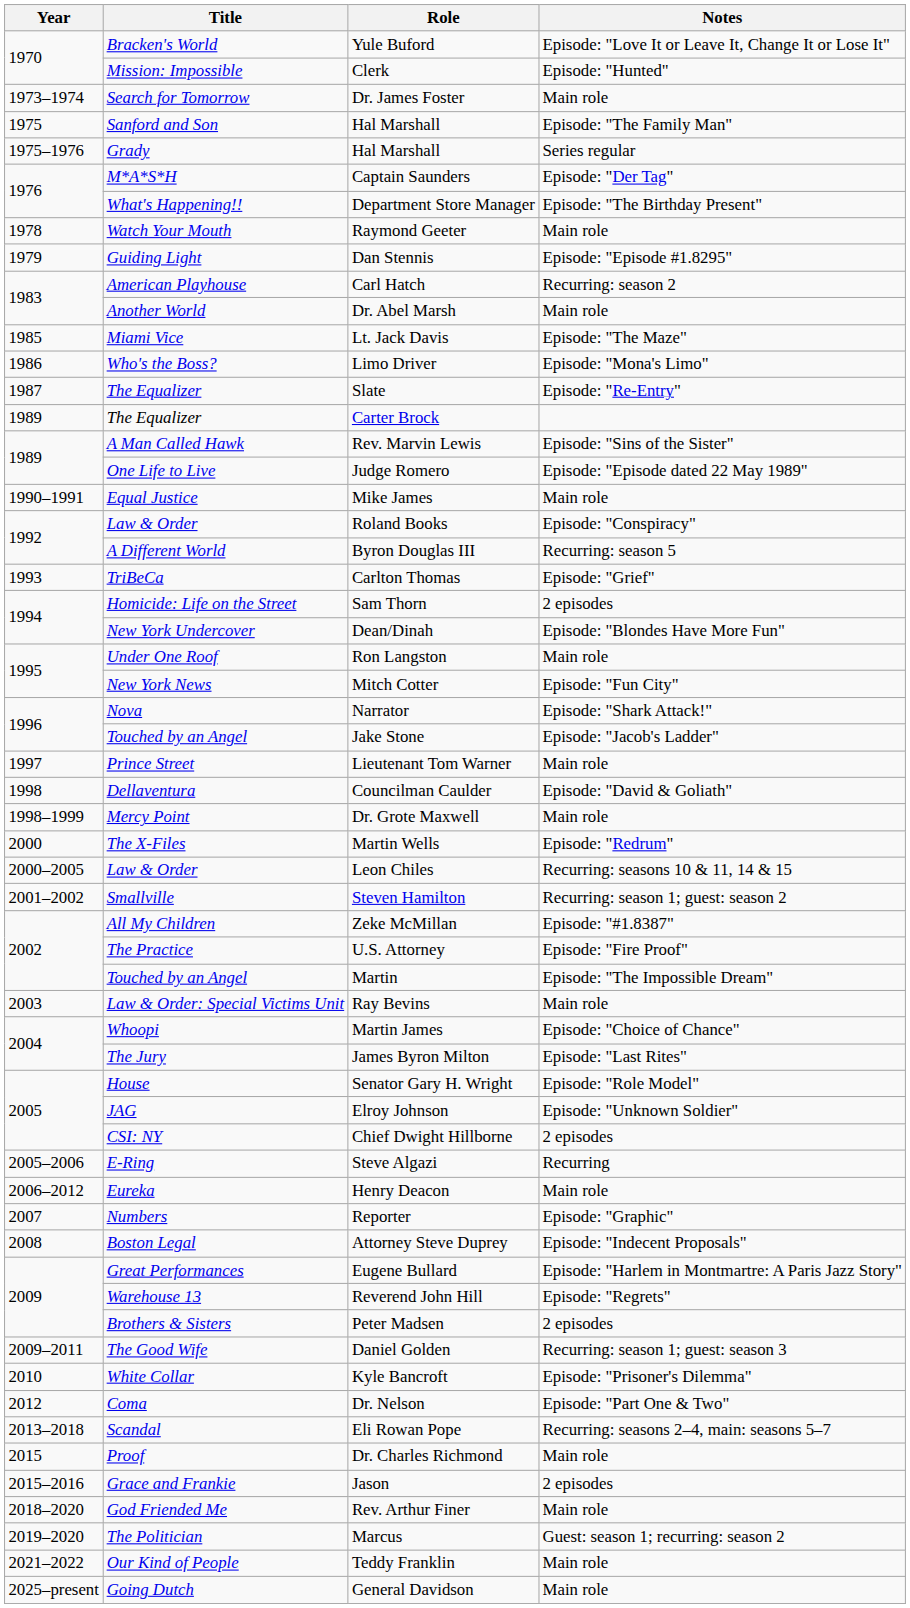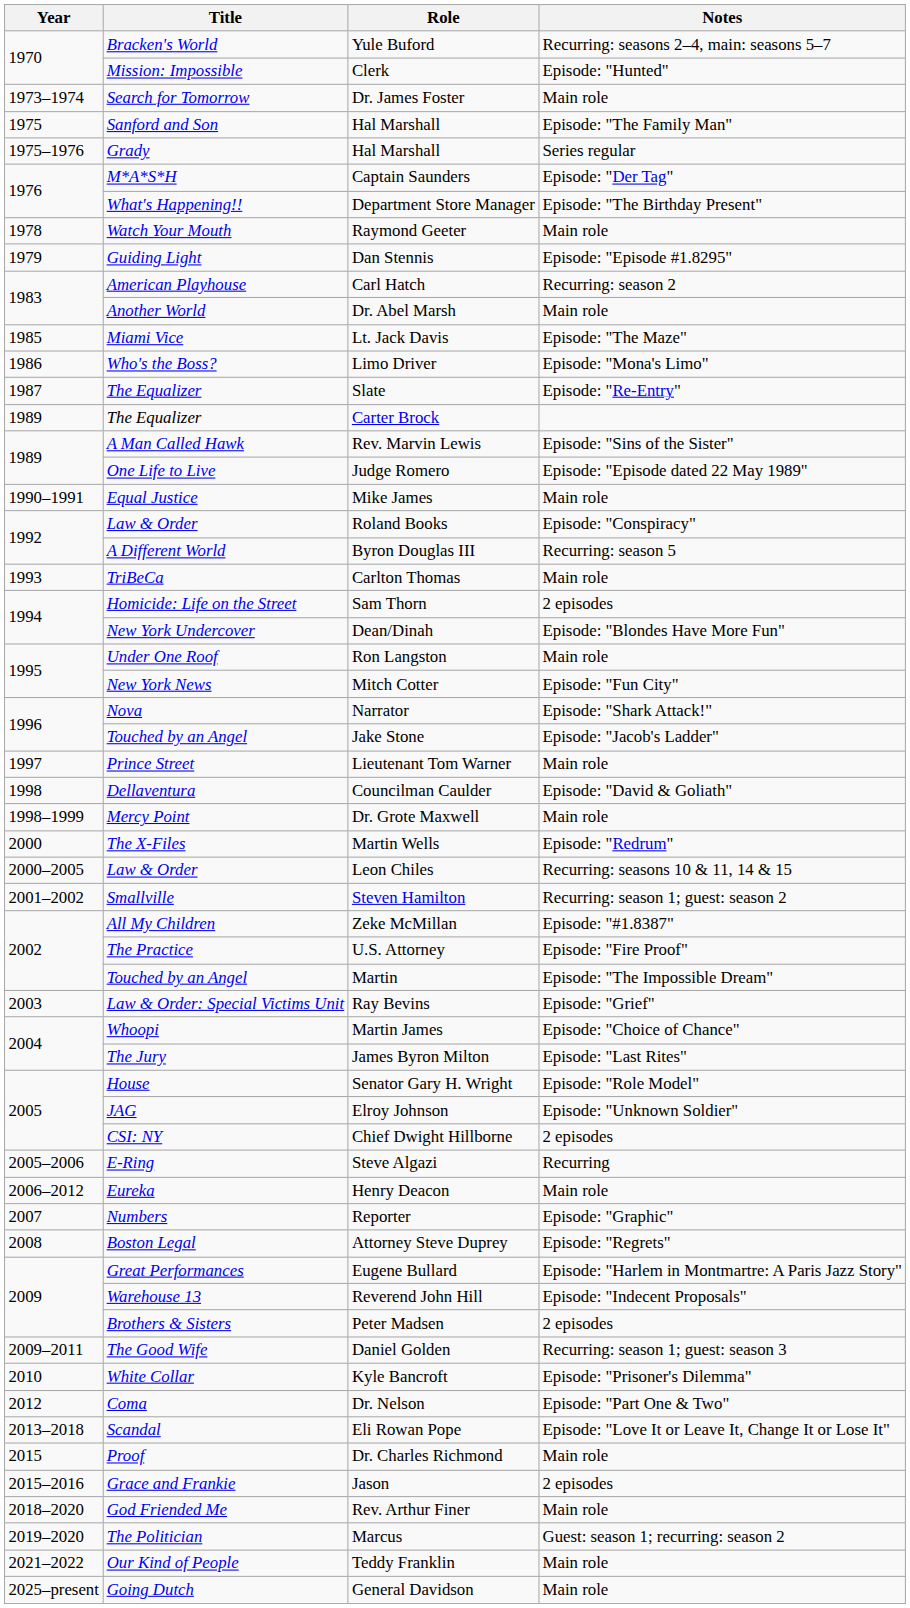(716, 44) Episode: "Love It or Leave It, Change It or Lose It" -> (687, 44) Recurring: seasons 2–4, main: seasons 5–7
(599, 577) Episode: "Grief" -> (575, 577) Main role
(575, 1003) Main role -> (599, 1003) Episode: "Grief"
(645, 1243) Episode: "Indecent Proposals" -> (607, 1243) Episode: "Regrets"
(607, 1296) Episode: "Regrets" -> (645, 1296) Episode: "Indecent Proposals"
(687, 1429) Recurring: seasons 2–4, main: seasons 5–7 -> (716, 1429) Episode: "Love It or Leave It, Change It or Lose It"
